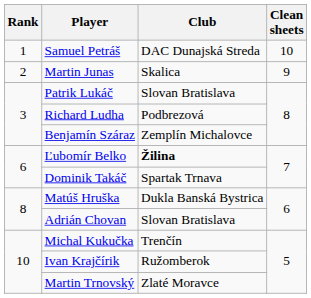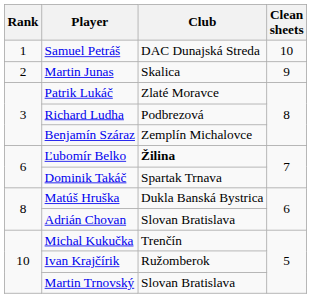(188, 93) Slovan Bratislava -> (180, 93) Zlaté Moravce
(180, 282) Zlaté Moravce -> (188, 282) Slovan Bratislava
